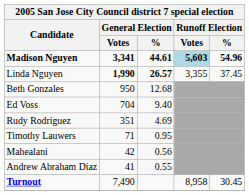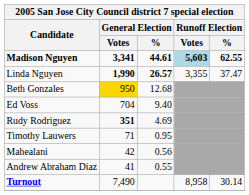(231, 58) 54.96 -> (231, 58) 62.55
(231, 74) 37.45 -> (231, 74) 37.47
(127, 89) no background -> (127, 89) gold background
(127, 120) normal -> (127, 120) bold
(231, 182) 30.45 -> (231, 182) 30.14
